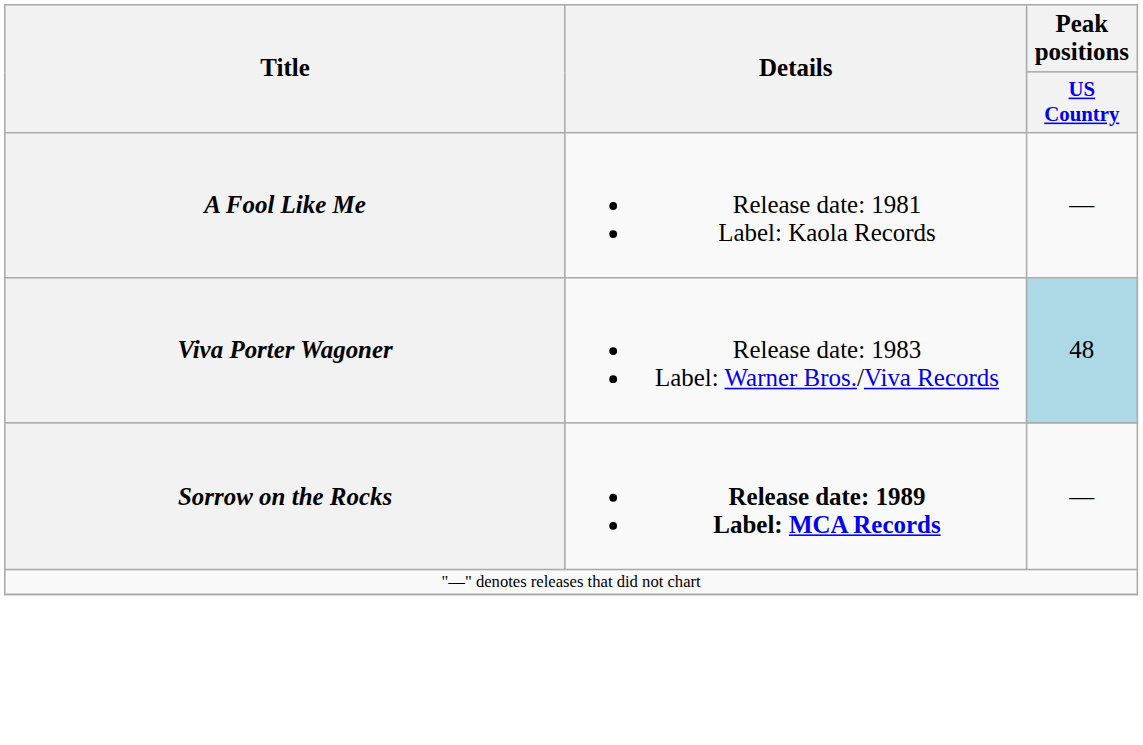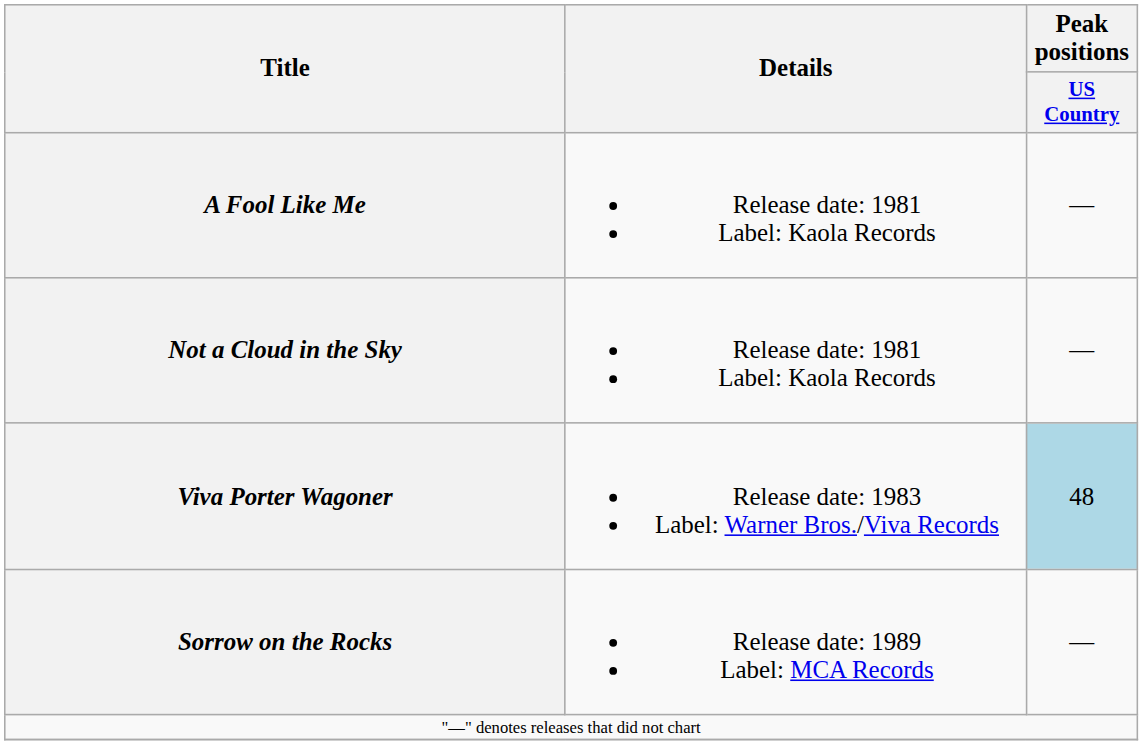+ row: (285, 350)
(796, 510) bold -> (796, 656) normal
